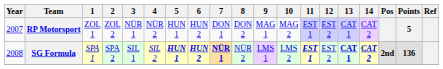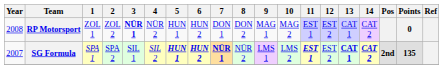(15, 29) 2007 -> (15, 29) 2008
(133, 29) normal -> (133, 29) bold
(409, 29) 5 -> (409, 29) 0
(15, 52) 2008 -> (15, 52) 2007
(409, 52) 136 -> (409, 52) 135
